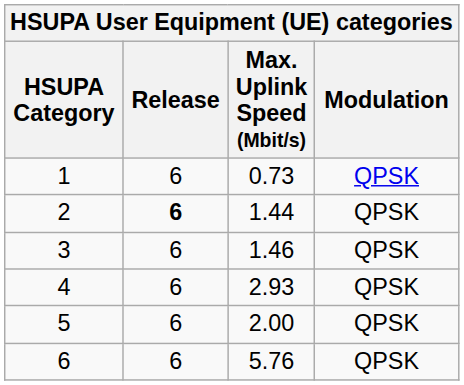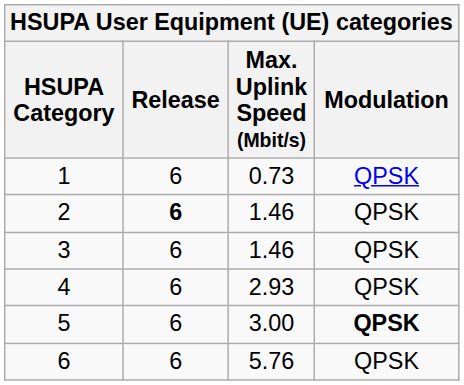(272, 213) 1.44 -> (272, 213) 1.46
(272, 324) 2.00 -> (272, 324) 3.00
(387, 324) normal -> (387, 324) bold
